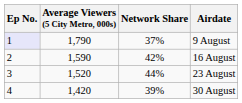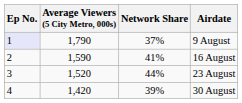(155, 57) 42% -> (155, 57) 41%
